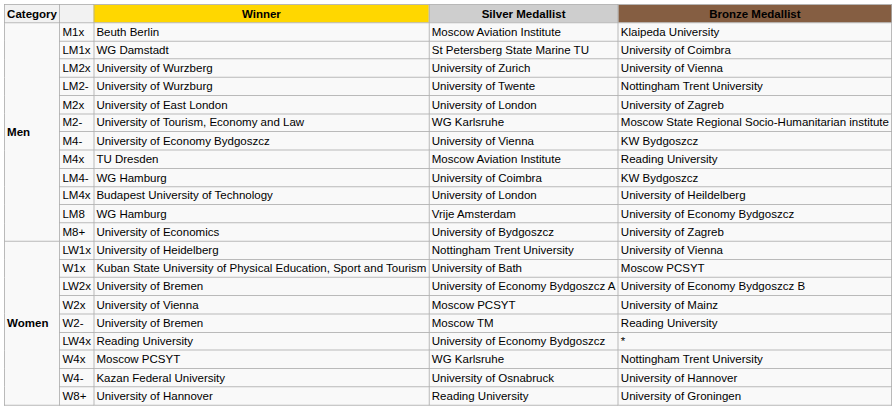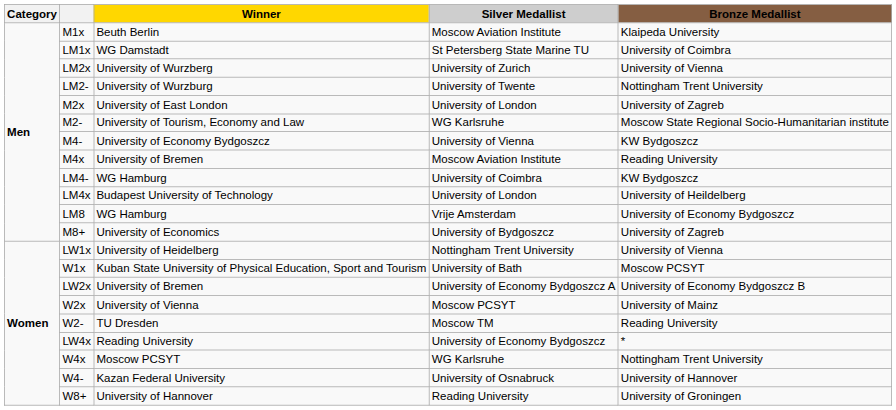(127, 159) TU Dresden -> (150, 159) University of Bremen
(150, 323) University of Bremen -> (127, 323) TU Dresden
